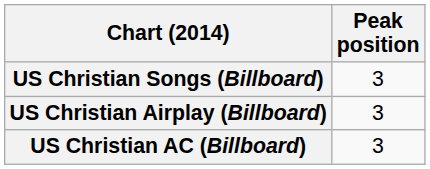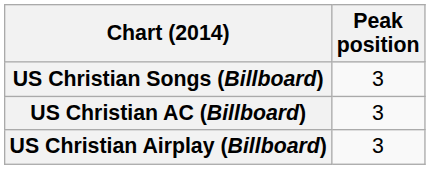rows swapped: (168, 112) <-> (168, 146)
